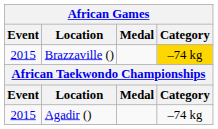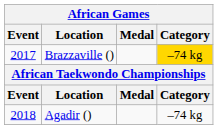(23, 54) 2015 -> (23, 54) 2017
(23, 114) 2015 -> (23, 114) 2018
